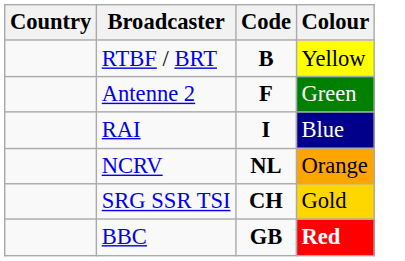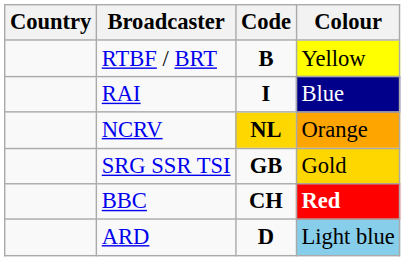- row: (148, 93)
(266, 165) no background -> (266, 129) gold background
(266, 201) CH -> (266, 165) GB
(266, 237) GB -> (266, 201) CH
+ row: (126, 237)
